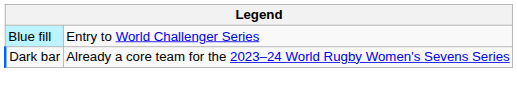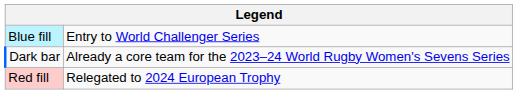+ row: (29, 78)
